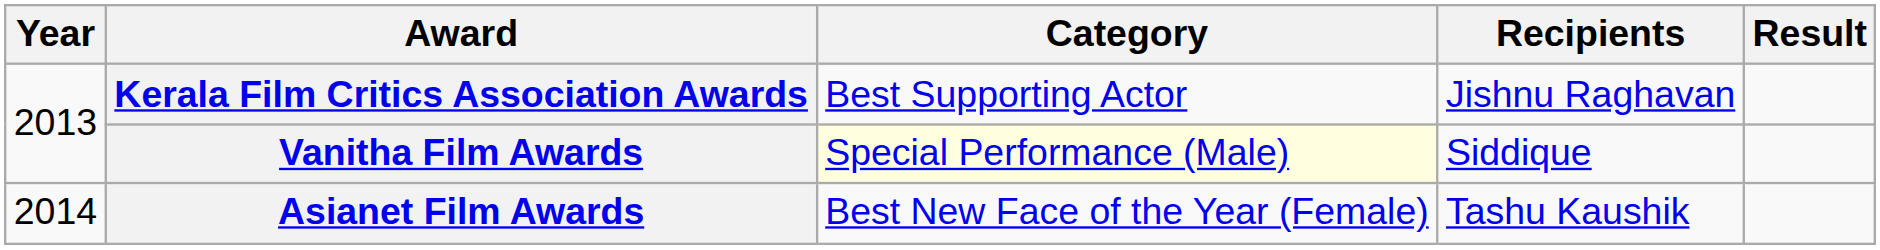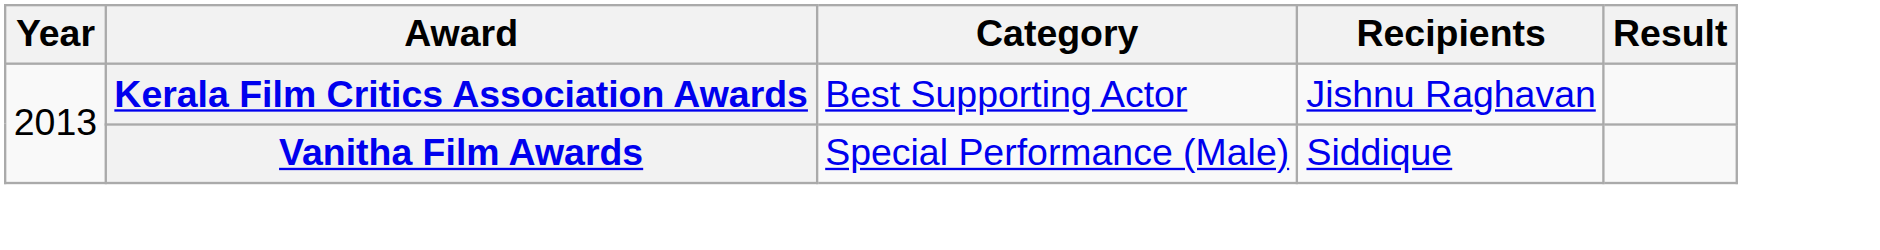(1057, 152) lightyellow background -> (1057, 152) no background
- row: (461, 212)
